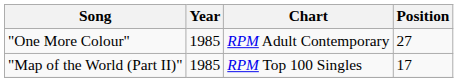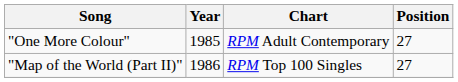(205, 65) 1985 -> (205, 65) 1986
(404, 65) 17 -> (404, 65) 27
